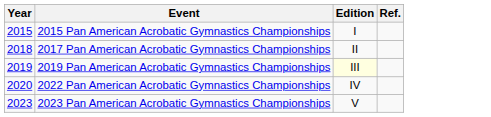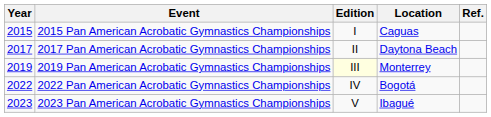+ column: (418, 13)
(20, 49) 2018 -> (20, 49) 2017
(20, 85) 2020 -> (20, 85) 2022
